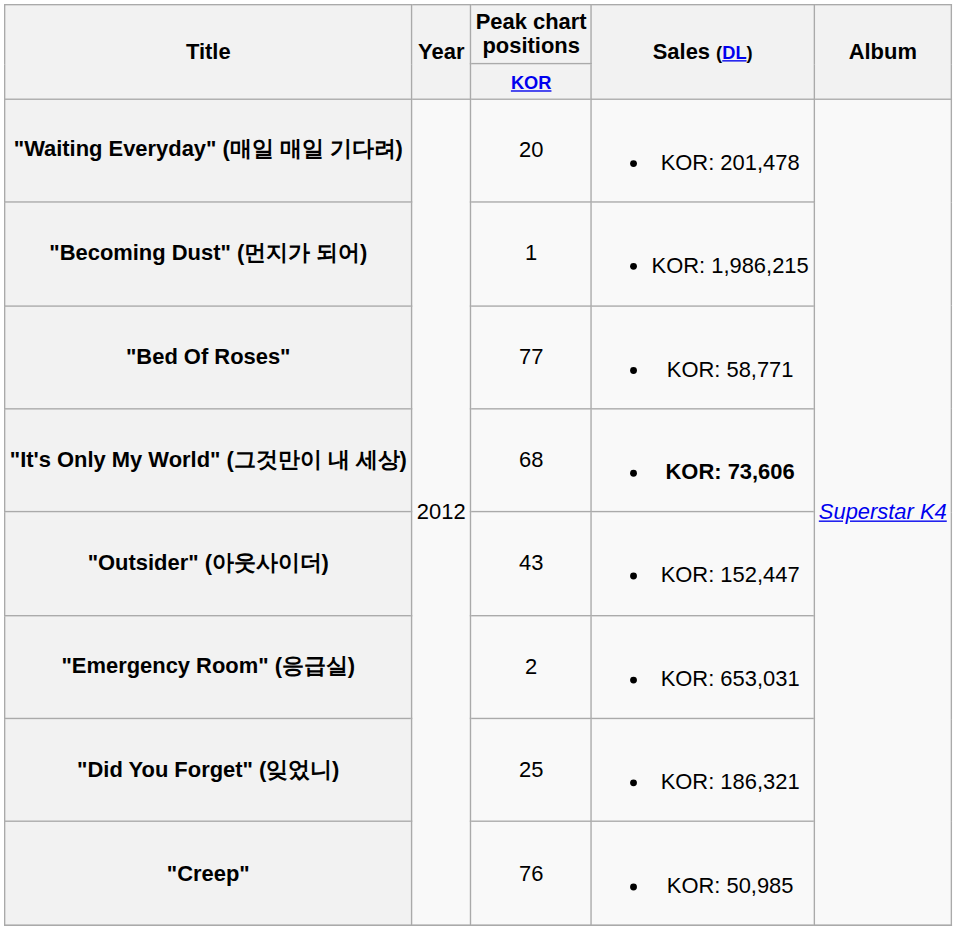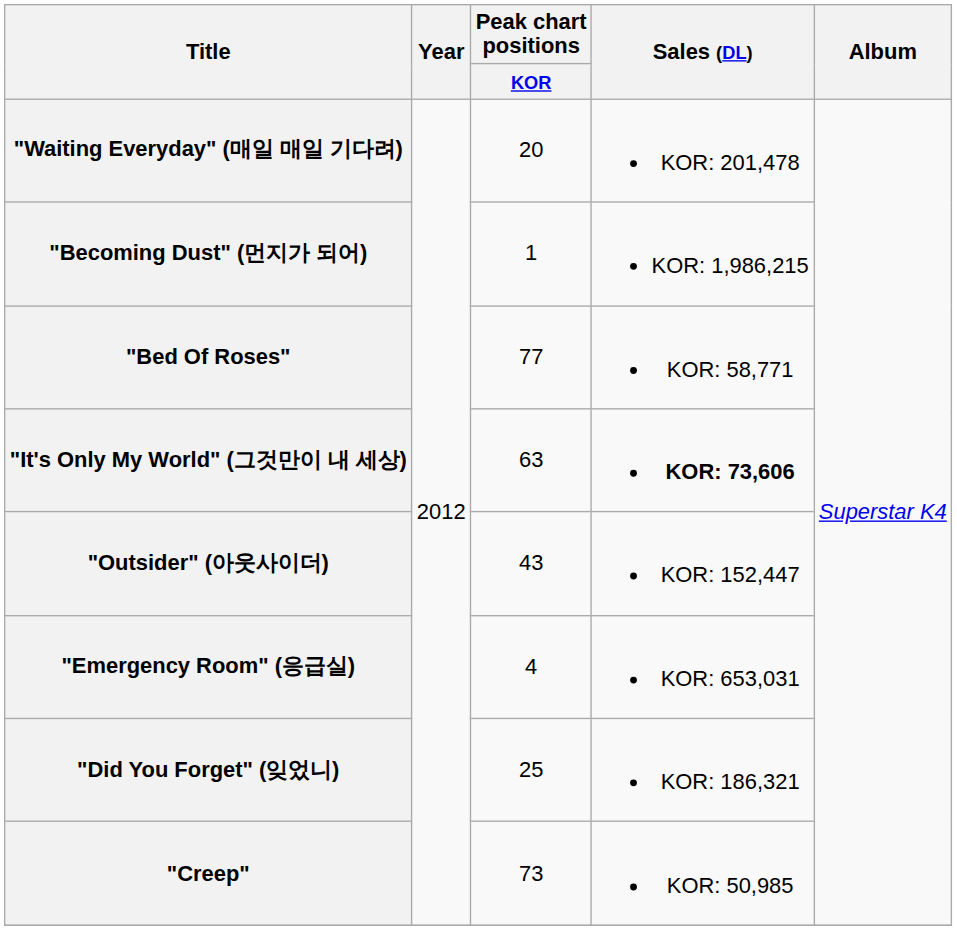(531, 460) 68 -> (531, 460) 63
(531, 666) 2 -> (531, 666) 4
(531, 873) 76 -> (531, 873) 73
